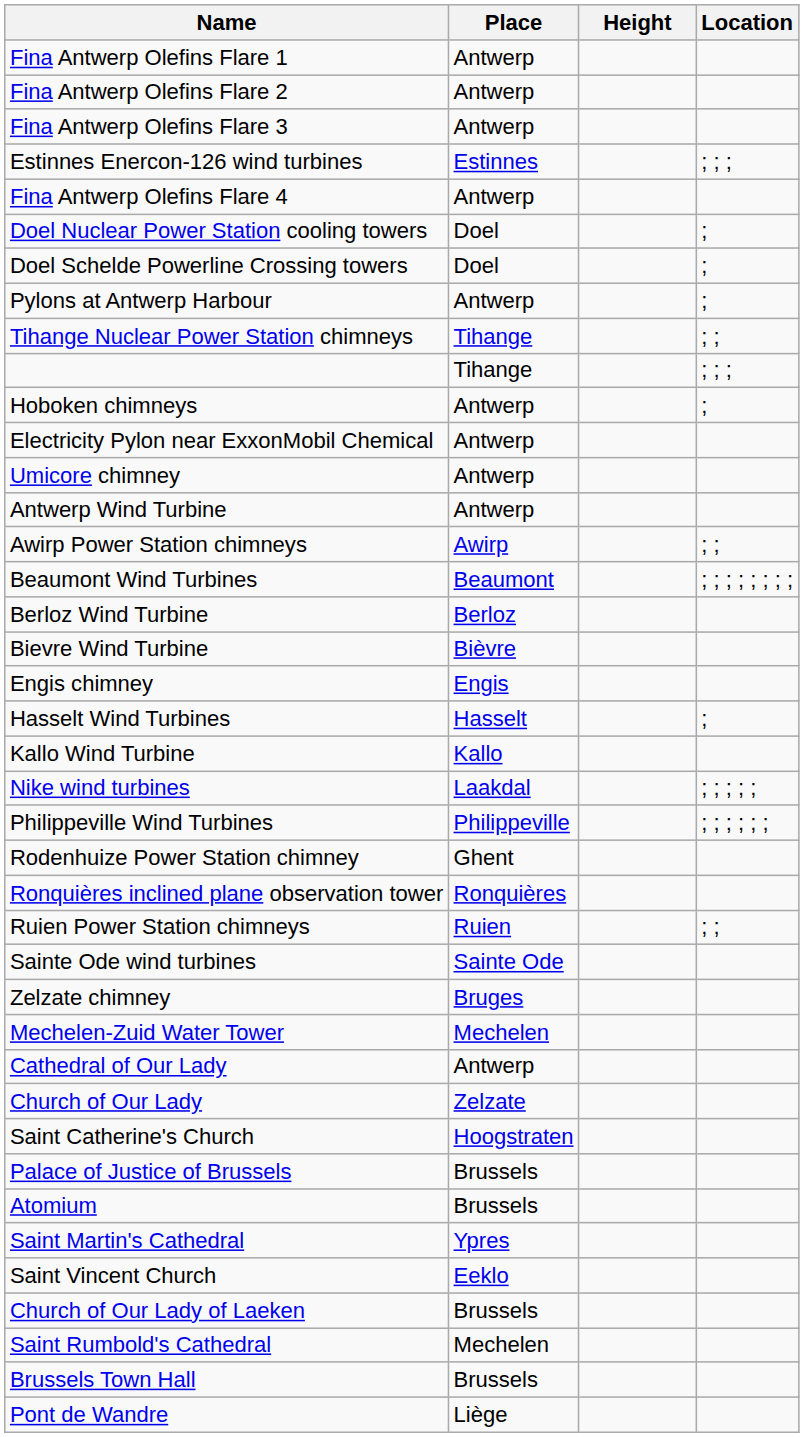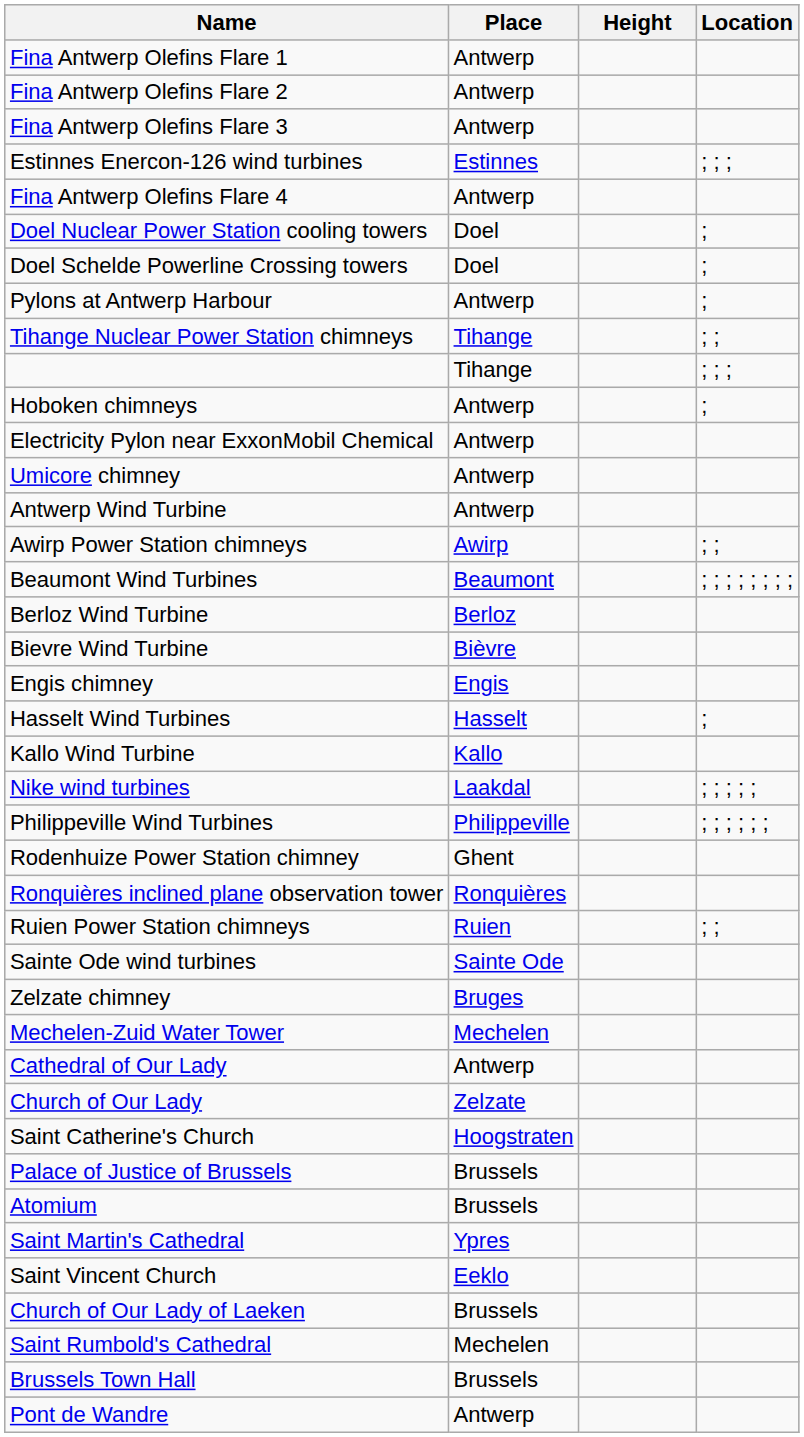(480, 1415) Liège -> (494, 1415) Antwerp
